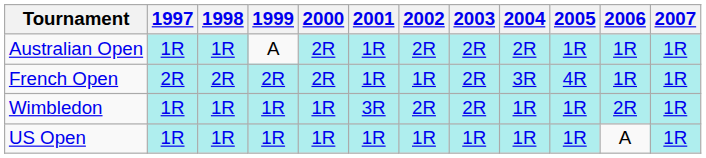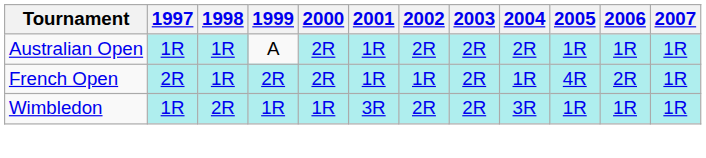(223, 78) 2R -> (223, 78) 1R
(524, 78) 3R -> (524, 78) 1R
(625, 78) 1R -> (625, 78) 2R
(223, 108) 1R -> (223, 108) 2R
(524, 108) 1R -> (524, 108) 3R
(625, 108) 2R -> (625, 108) 1R
- row: (47, 138)
